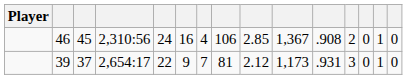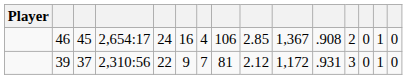(124, 39) 2,310:56 -> (124, 39) 2,654:17
(124, 62) 2,654:17 -> (124, 62) 2,310:56
(292, 62) 1,173 -> (292, 62) 1,172
